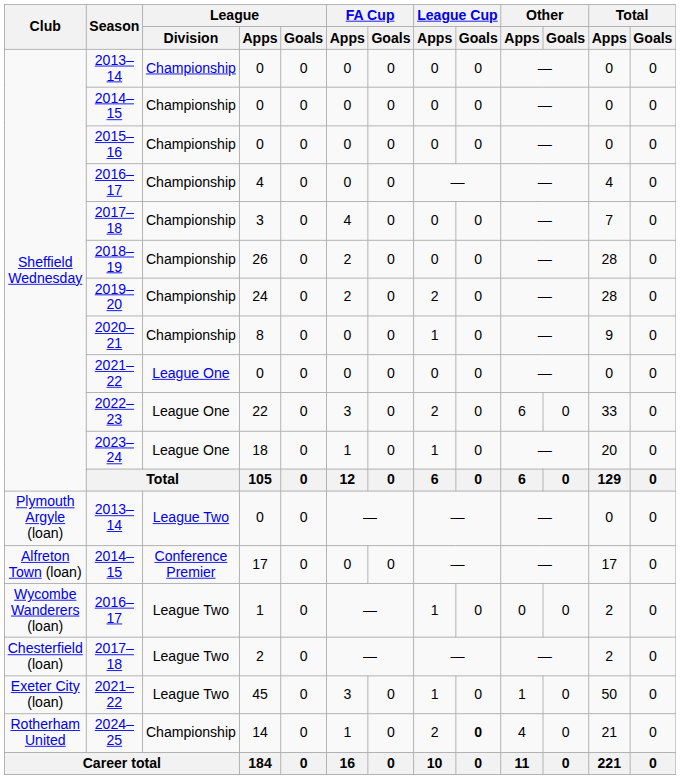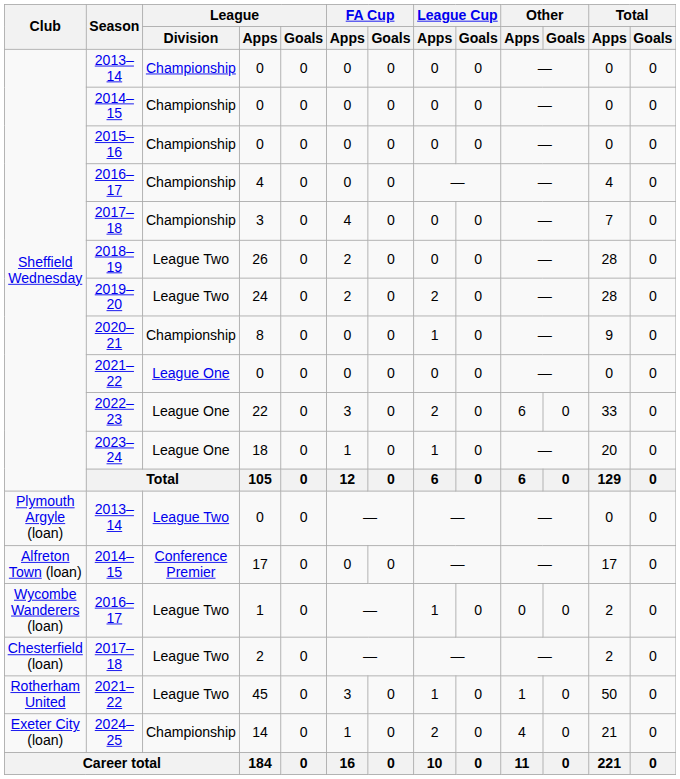(191, 259) Championship -> (191, 259) League Two
(191, 297) Championship -> (191, 297) League Two
(45, 694) Exeter City (loan) -> (45, 694) Rotherham United
(45, 732) Rotherham United -> (45, 732) Exeter City (loan)
(478, 732) bold -> (478, 732) normal
